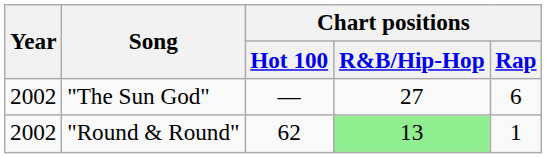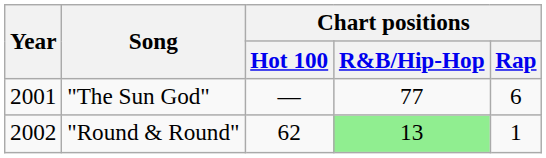(33, 96) 2002 -> (33, 96) 2001
(412, 96) 27 -> (412, 96) 77
